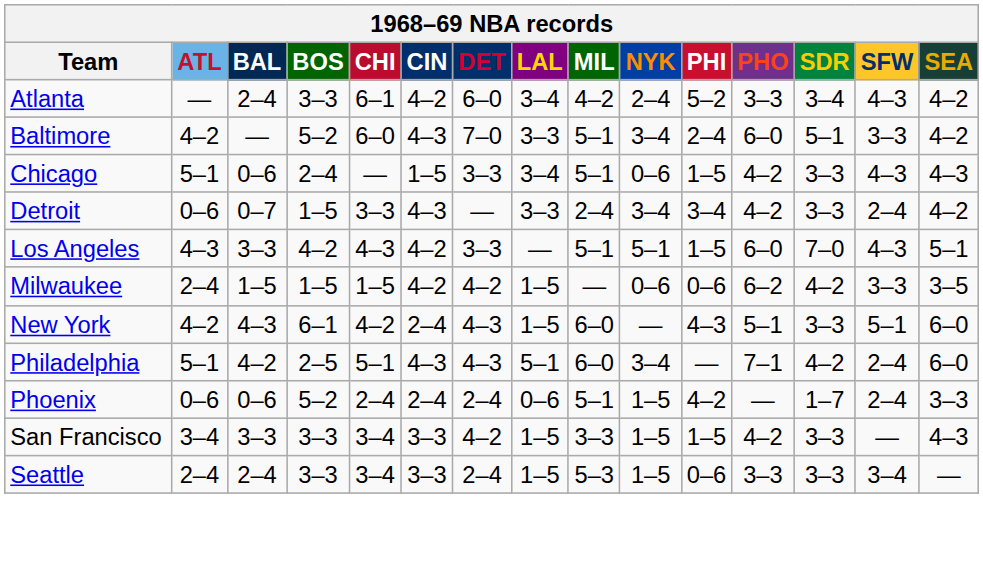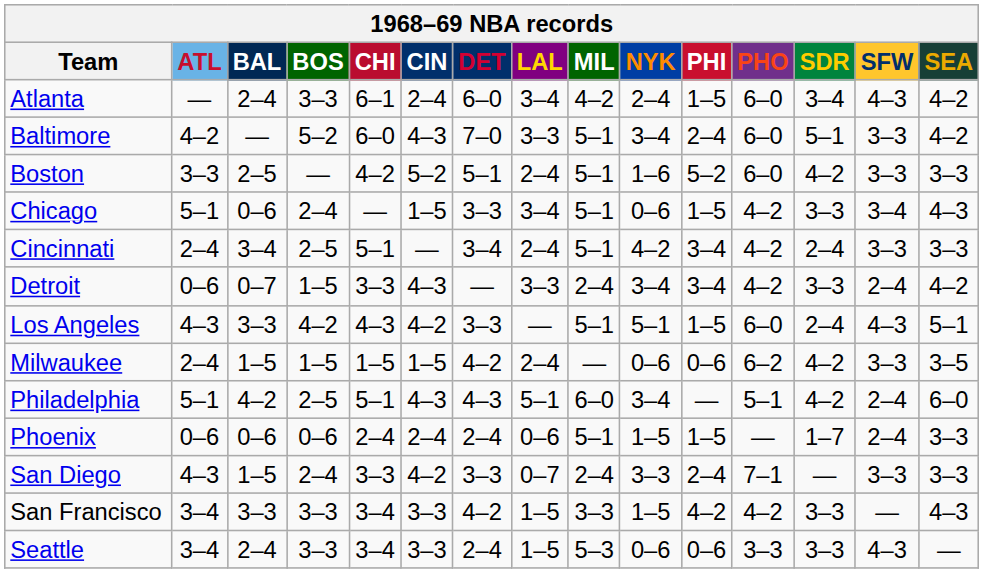(427, 99) 4–2 -> (427, 99) 2–4
(707, 99) 5–2 -> (707, 99) 1–5
(763, 99) 3–3 -> (763, 99) 6–0
+ row: (47, 174)
(887, 174) 4–3 -> (887, 211) 3–4
+ row: (62, 249)
(825, 249) 7–0 -> (825, 324) 2–4
(427, 286) 4–2 -> (427, 362) 1–5
(540, 286) 1–5 -> (540, 362) 2–4
- row: (60, 324)
(763, 362) 7–1 -> (763, 399) 5–1
(318, 399) 5–2 -> (318, 437) 0–6
(707, 399) 4–2 -> (707, 437) 1–5
+ row: (66, 474)
(707, 437) 1–5 -> (707, 512) 4–2
(199, 474) 2–4 -> (199, 549) 3–4
(651, 474) 1–5 -> (651, 549) 0–6
(887, 474) 3–4 -> (887, 549) 4–3
